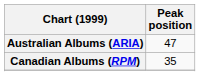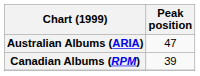(170, 61) 35 -> (170, 61) 39
